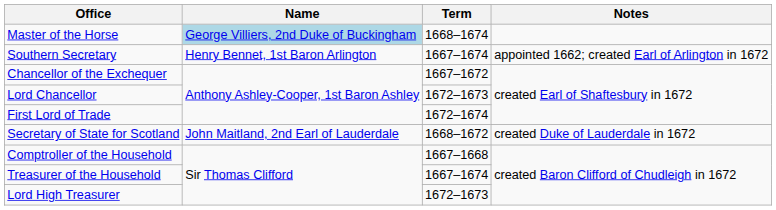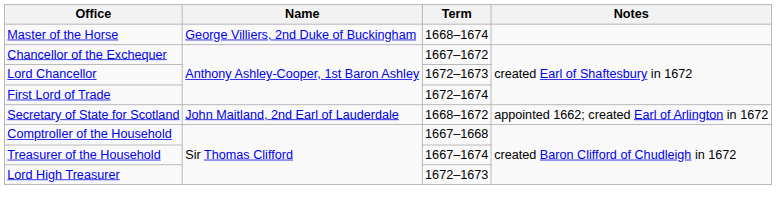(301, 34) lightblue background -> (301, 34) no background
- row: (62, 54)
(595, 134) created Duke of Lauderdale in 1672 -> (631, 114) appointed 1662; created Earl of Arlington in 1672
